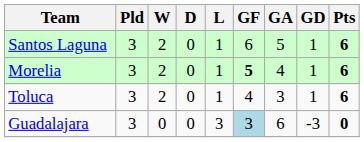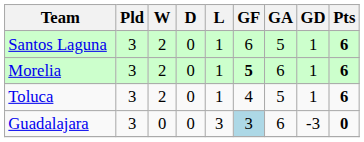(280, 70) 4 -> (280, 70) 6
(280, 96) 3 -> (280, 96) 5
